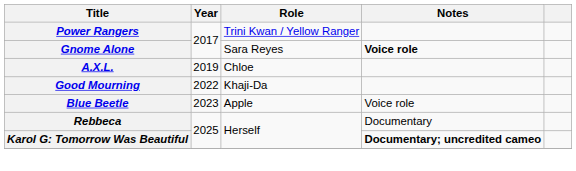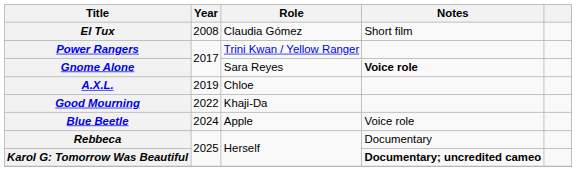+ row: (98, 31)
(206, 103) 2023 -> (206, 121) 2024
